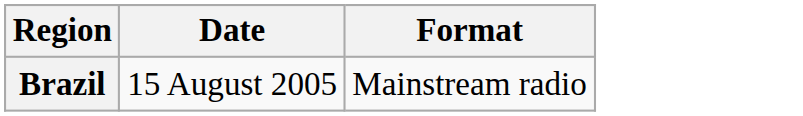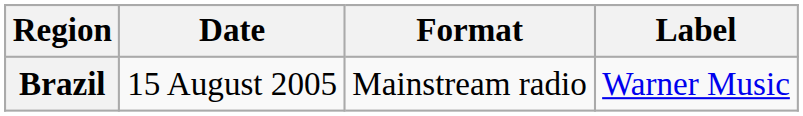+ column: (696, 30)
